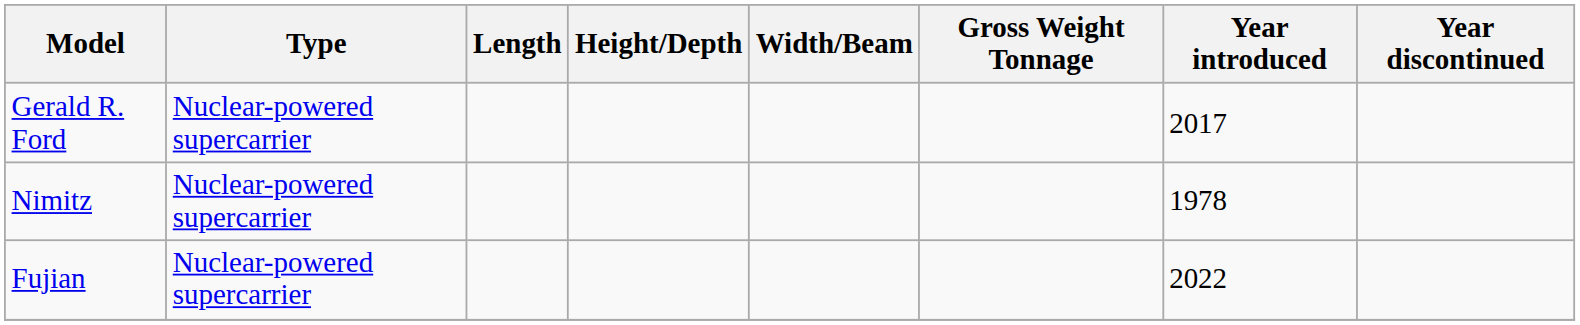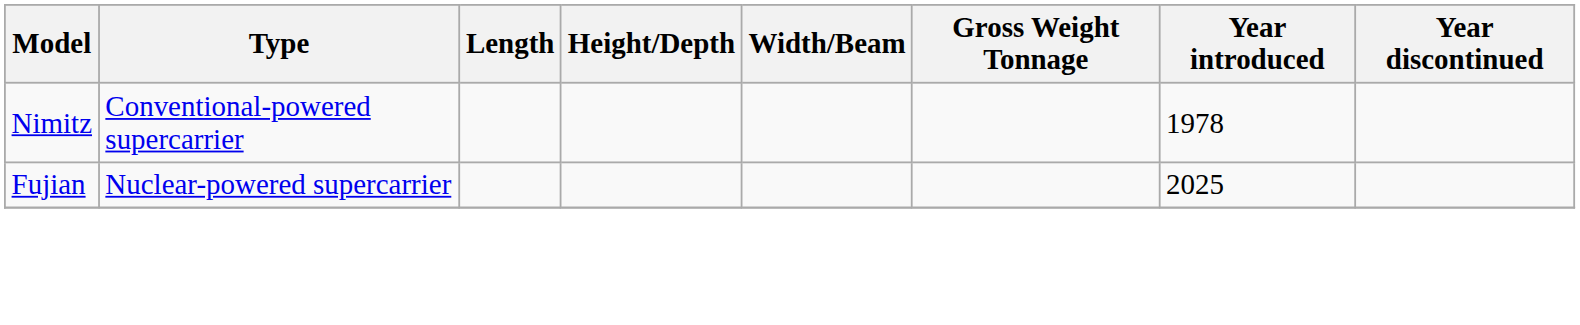- row: (68, 122)
(273, 200) Nuclear-powered supercarrier -> (238, 122) Conventional-powered supercarrier
(1198, 279) 2022 -> (1195, 184) 2025
